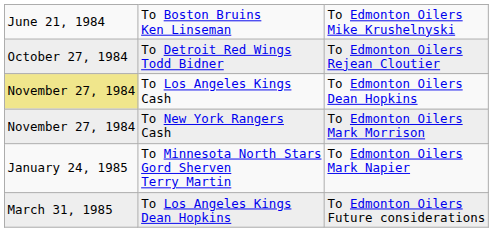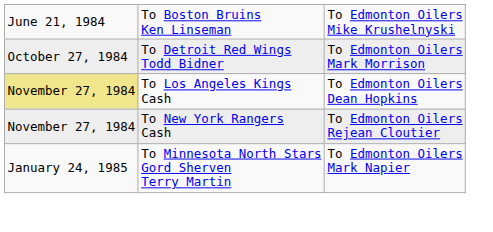(395, 57) To Edmonton Oilers Rejean Cloutier -> (395, 57) To Edmonton Oilers Mark Morrison
(395, 126) To Edmonton Oilers Mark Morrison -> (395, 126) To Edmonton Oilers Rejean Cloutier
- row: (216, 210)
